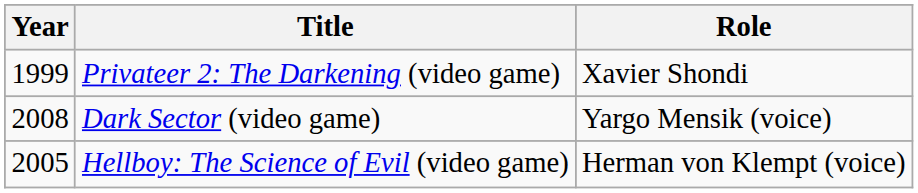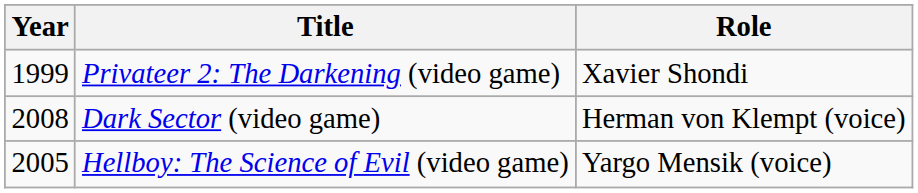(707, 118) Yargo Mensik (voice) -> (744, 118) Herman von Klempt (voice)
(744, 163) Herman von Klempt (voice) -> (707, 163) Yargo Mensik (voice)
